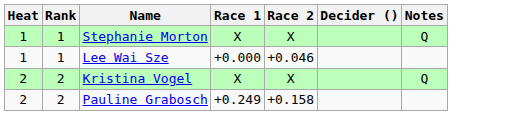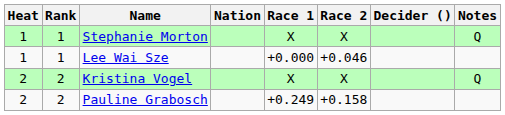+ column: (238, 15)
